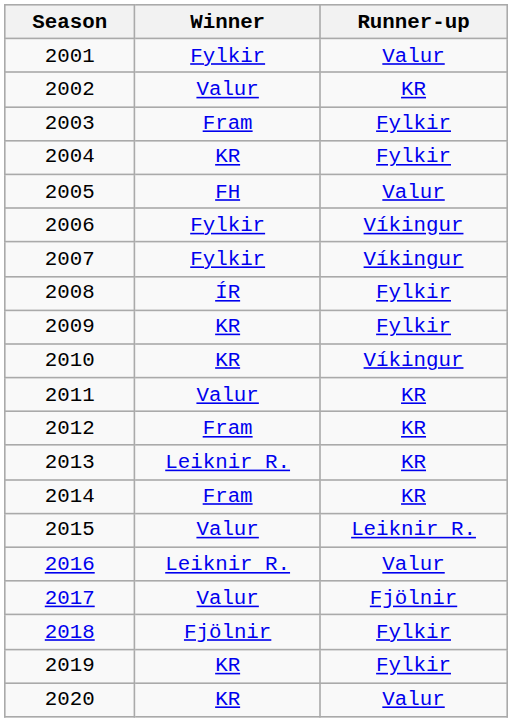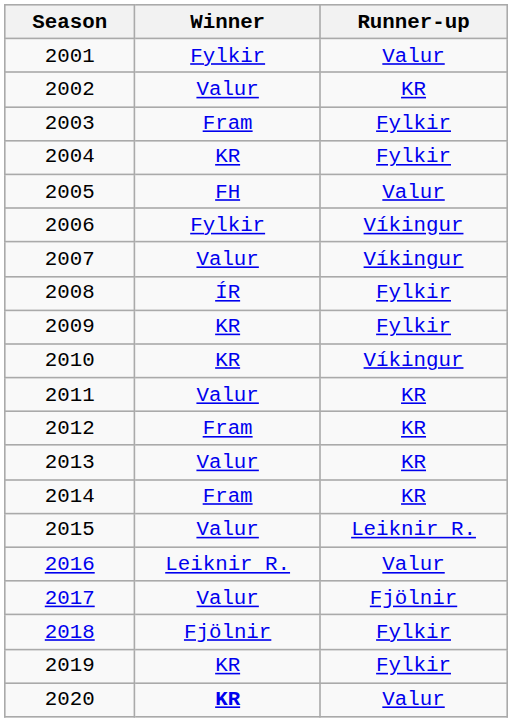(228, 259) Fylkir -> (228, 259) Valur
(228, 462) Leiknir R. -> (228, 462) Valur
(228, 700) normal -> (228, 700) bold
